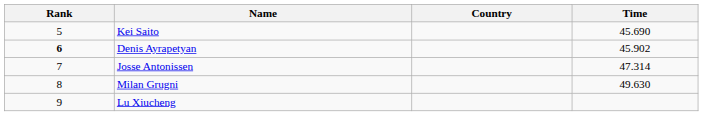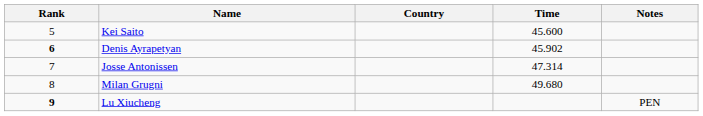+ column: (650, 13)
(635, 31) 45.690 -> (547, 31) 45.600
(635, 84) 49.630 -> (547, 84) 49.680
(59, 102) normal -> (52, 102) bold
